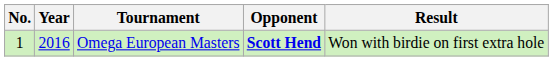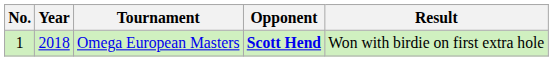(54, 43) 2016 -> (54, 43) 2018
